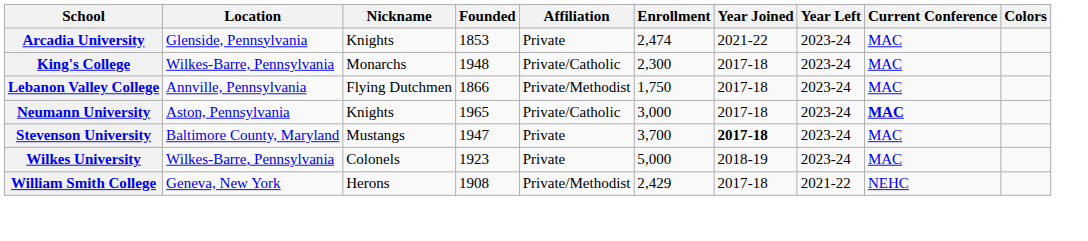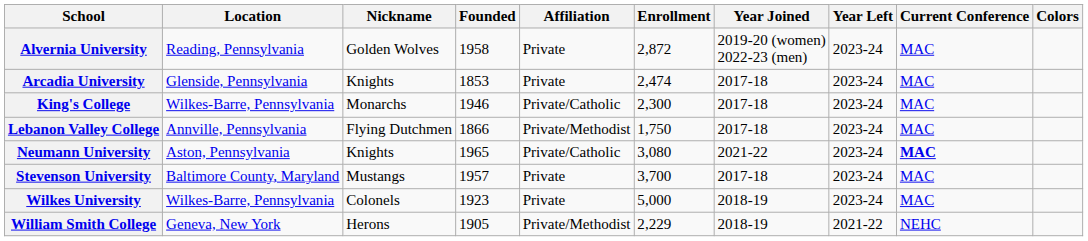+ row: (84, 48)
(743, 40) 2021-22 -> (743, 81) 2017-18
(474, 64) 1948 -> (474, 104) 1946
(654, 111) 3,000 -> (654, 152) 3,080
(743, 111) 2017-18 -> (743, 152) 2021-22
(474, 135) 1947 -> (474, 176) 1957
(743, 135) bold -> (743, 176) normal
(474, 183) 1908 -> (474, 224) 1905
(654, 183) 2,429 -> (654, 224) 2,229
(743, 183) 2017-18 -> (743, 224) 2018-19
